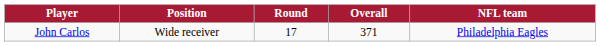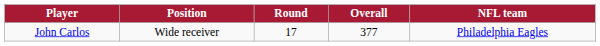(369, 31) 371 -> (369, 31) 377
